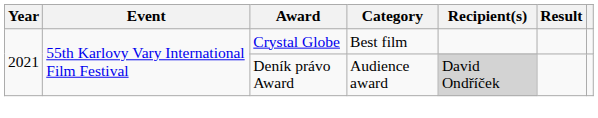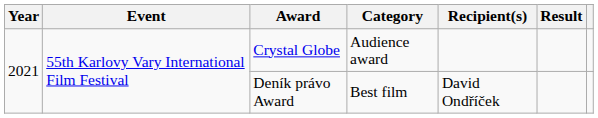(379, 41) Best film -> (380, 50) Audience award
(380, 74) Audience award -> (379, 92) Best film
(471, 74) lightgrey background -> (471, 92) no background
